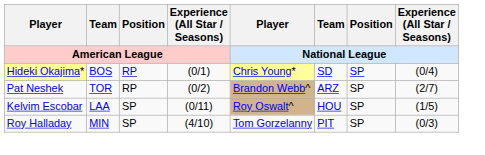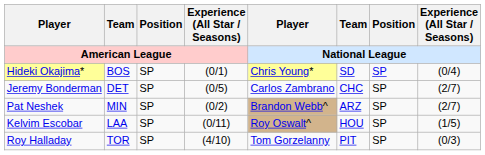(129, 72) RP -> (147, 72) SP
+ row: (54, 89)
(101, 89) TOR -> (117, 106) MIN
(129, 89) RP -> (147, 106) SP
(99, 123) MIN -> (118, 141) TOR
